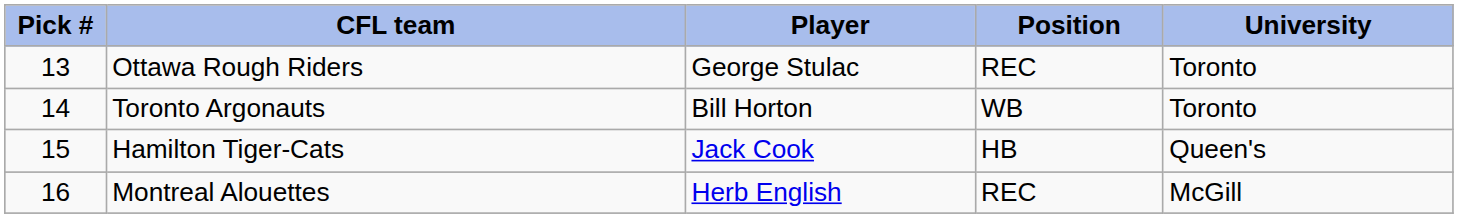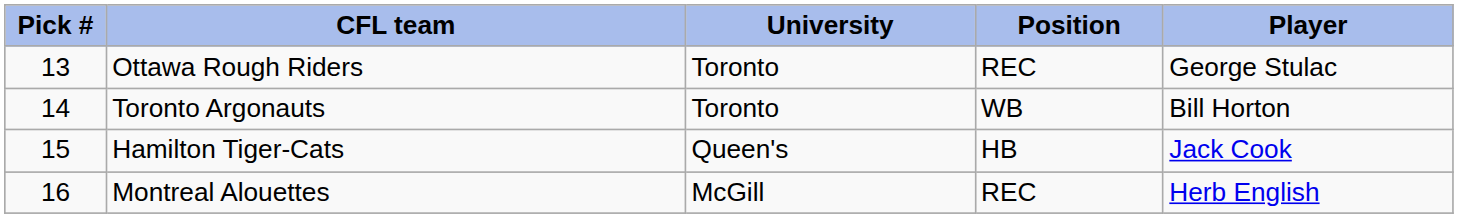columns swapped: (830, 25) <-> (1308, 25)
